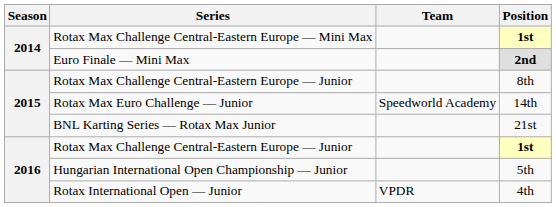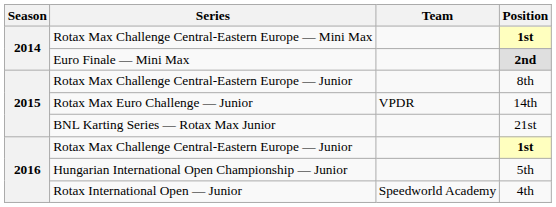(437, 103) Speedworld Academy -> (397, 103) VPDR
(397, 190) VPDR -> (437, 190) Speedworld Academy
